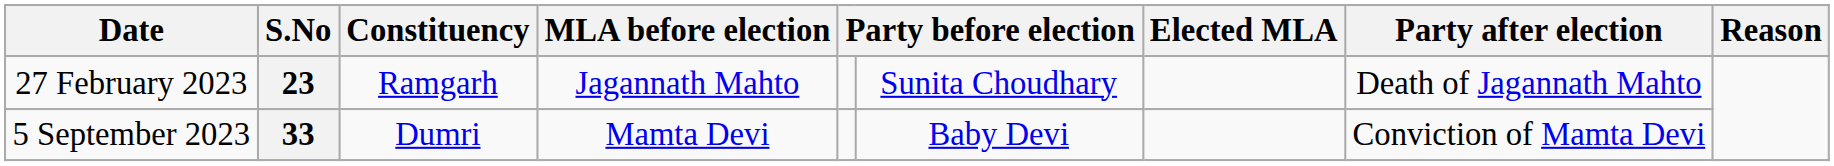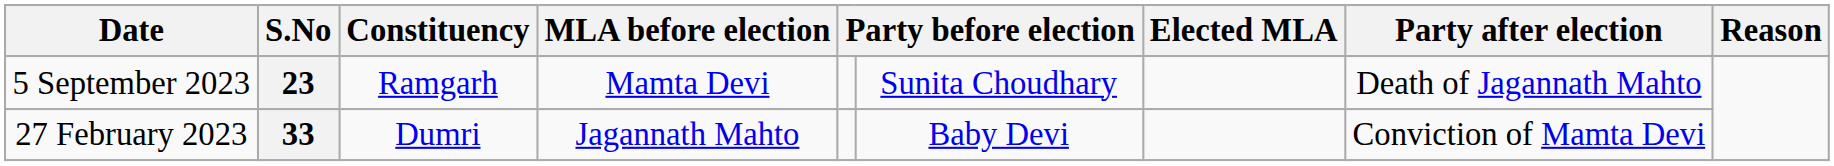(131, 82) 27 February 2023 -> (131, 82) 5 September 2023
(687, 82) Jagannath Mahto -> (687, 82) Mamta Devi
(131, 133) 5 September 2023 -> (131, 133) 27 February 2023
(687, 133) Mamta Devi -> (687, 133) Jagannath Mahto
